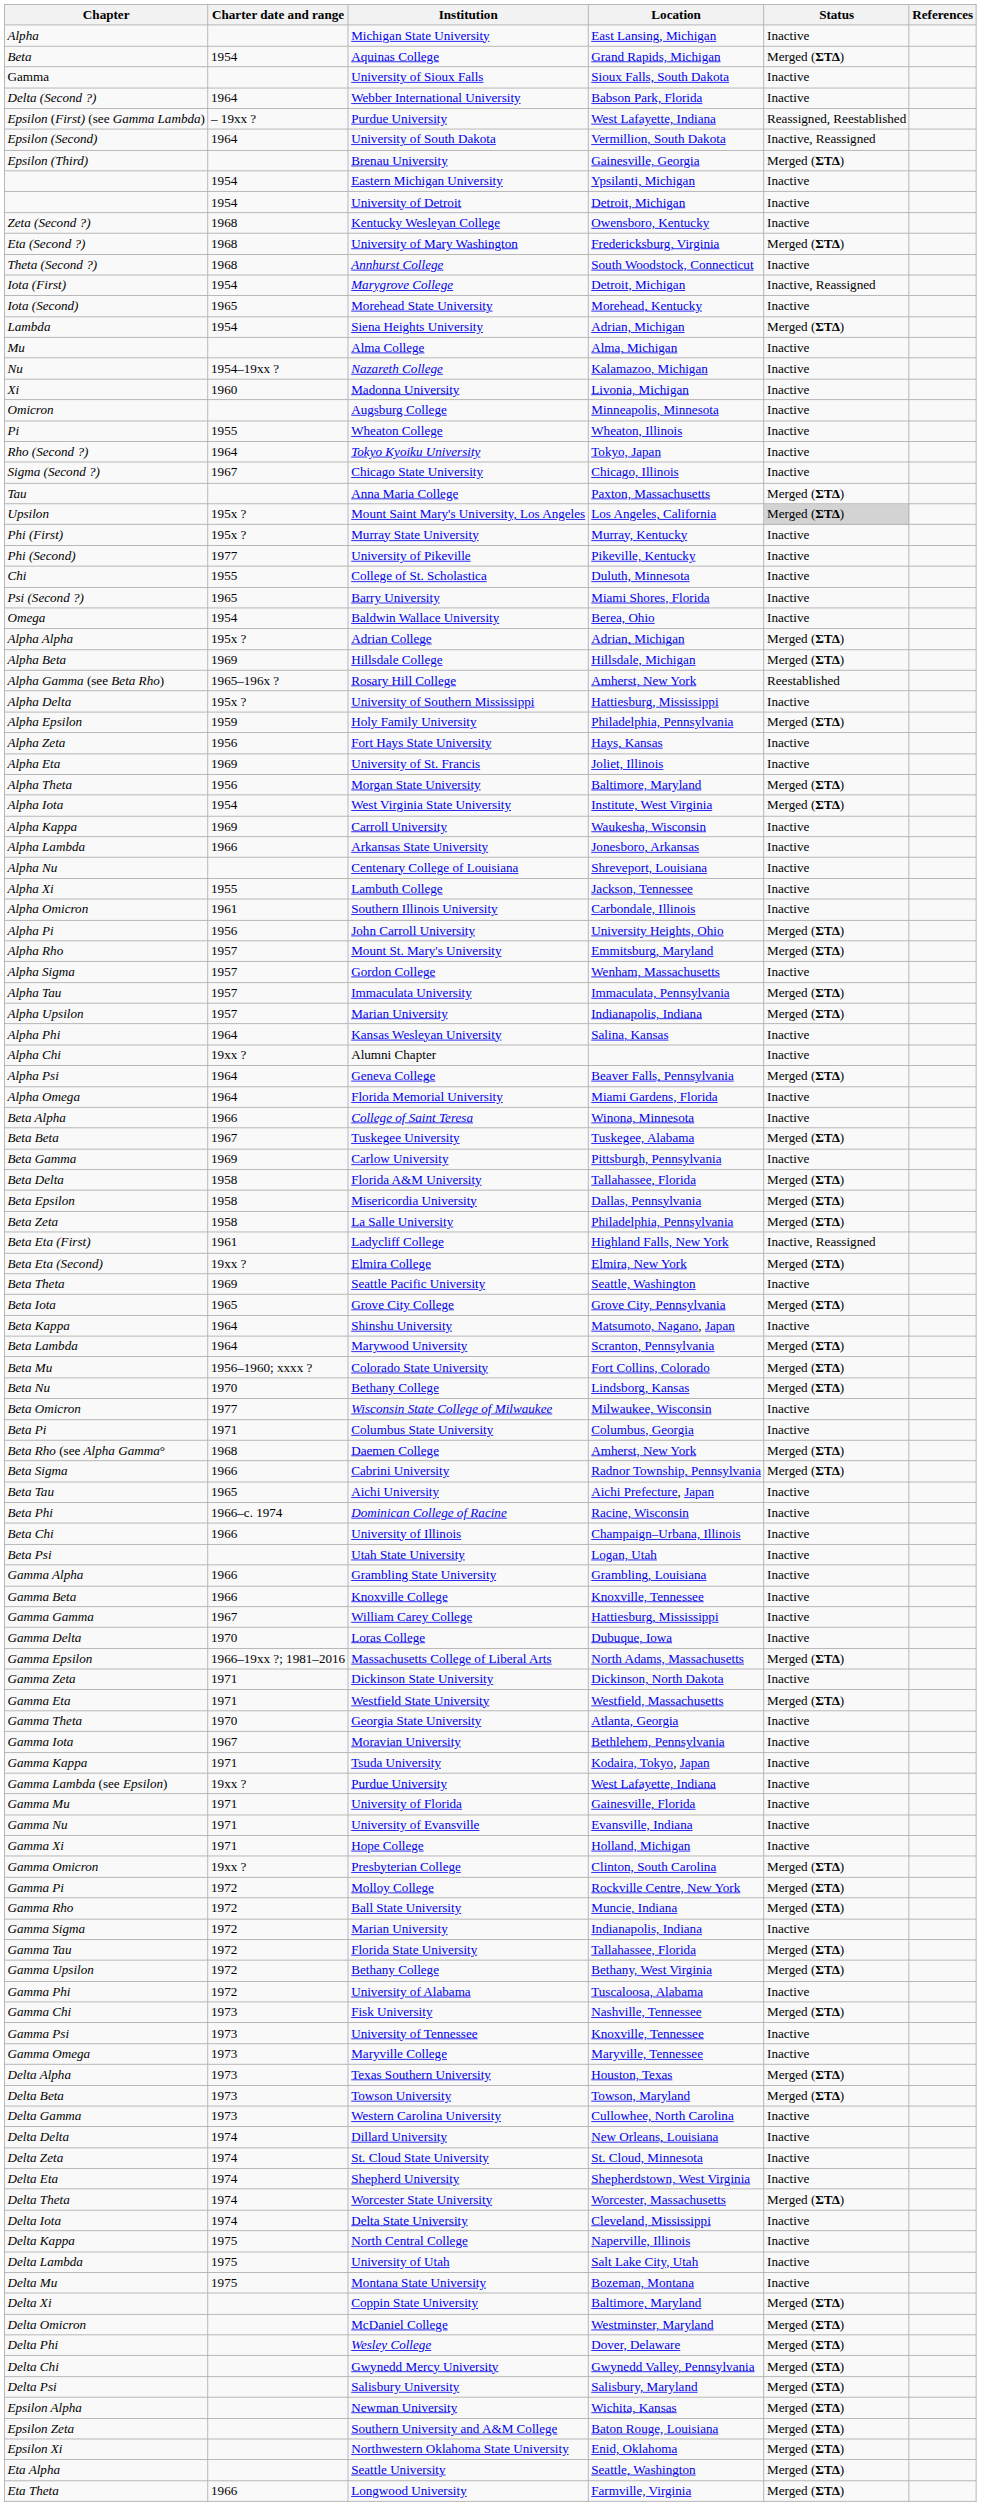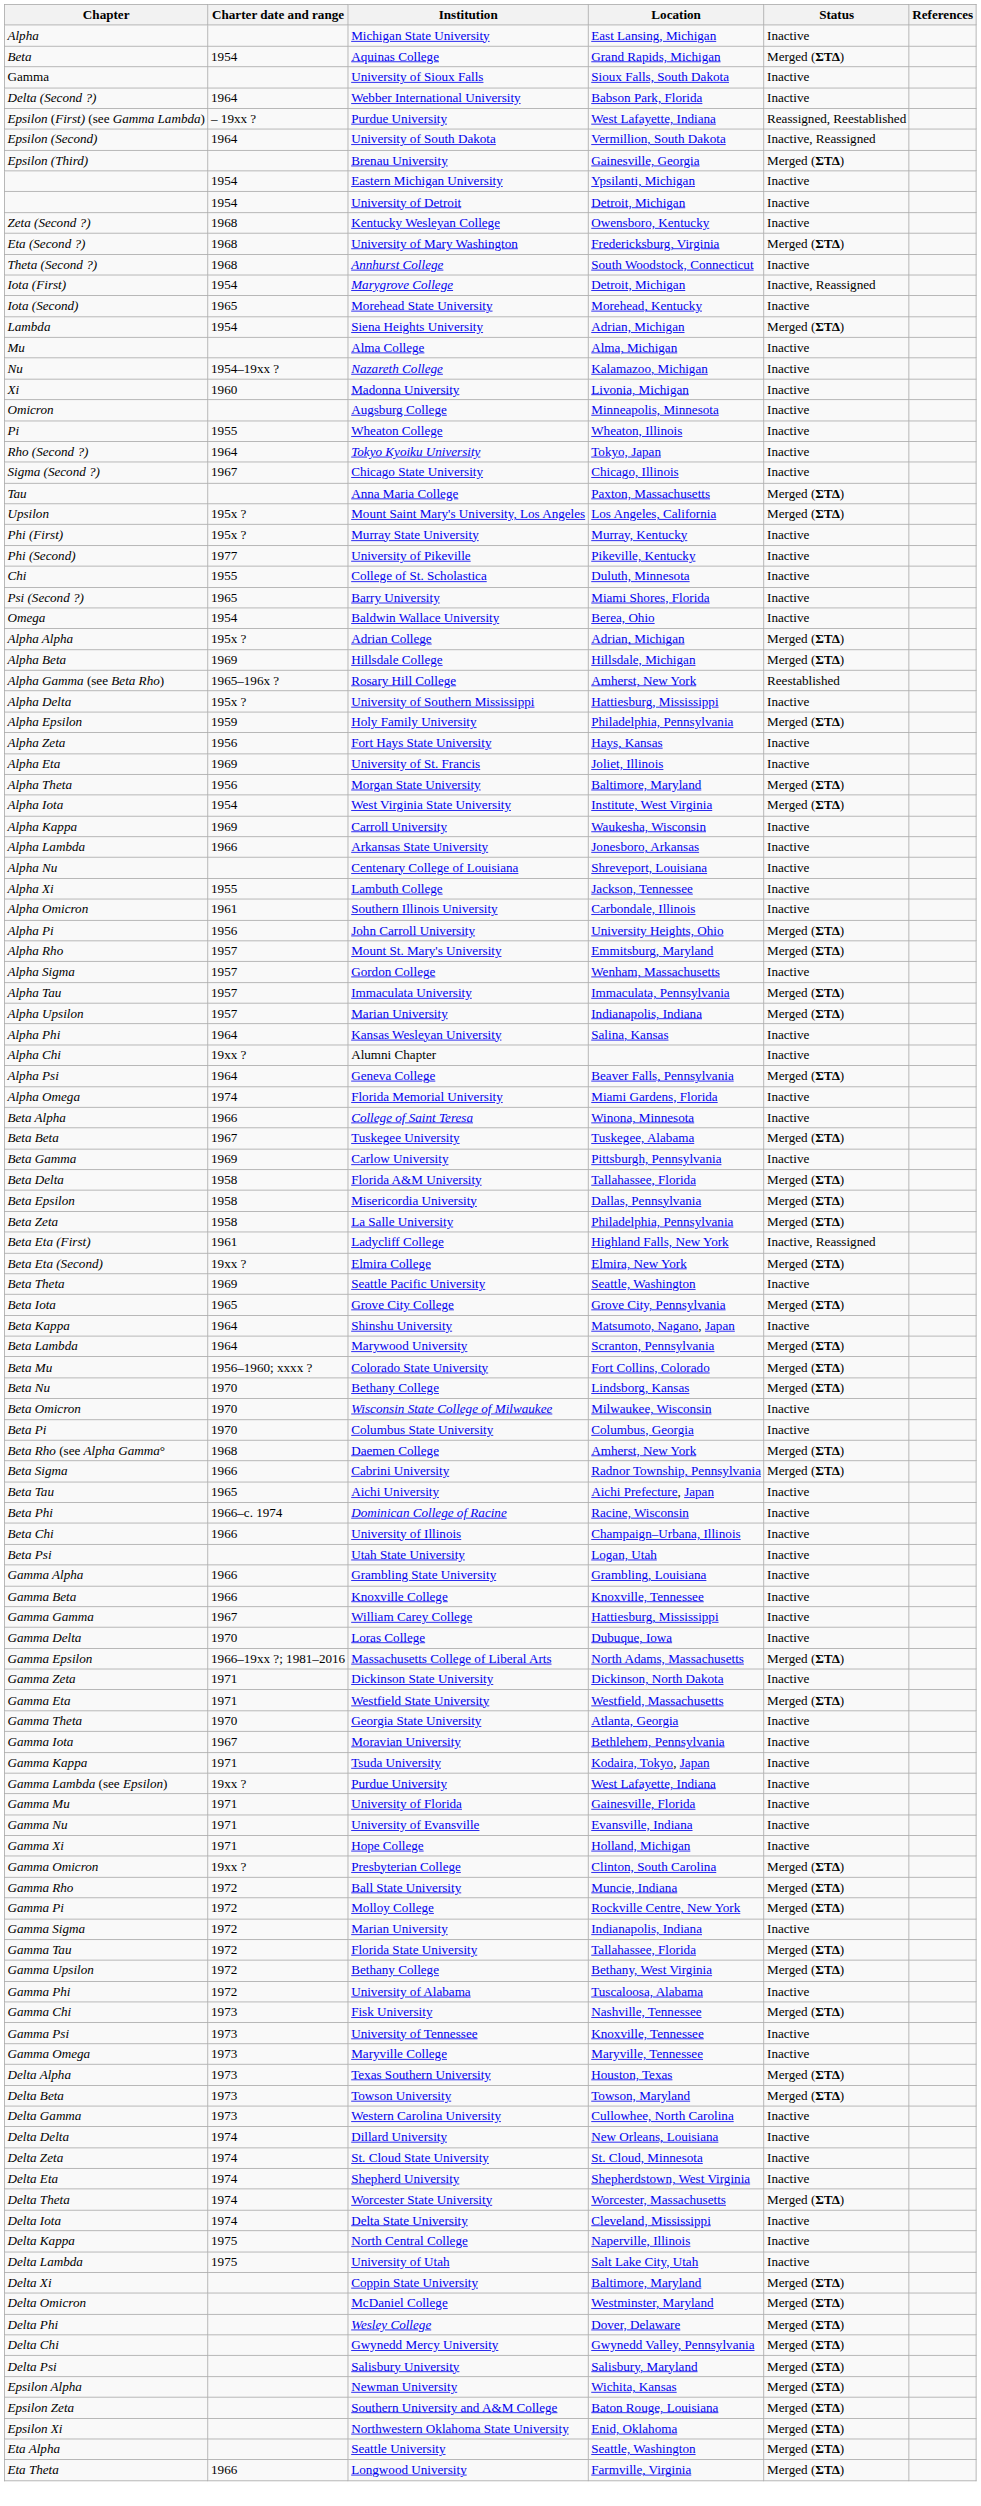(806, 514) lightgrey background -> (806, 514) no background
(224, 1096) 1964 -> (224, 1096) 1974
(224, 1409) 1977 -> (224, 1409) 1970
(224, 1429) 1971 -> (224, 1429) 1970
rows swapped: (36, 1887) <-> (40, 1908)
- row: (32, 2282)
